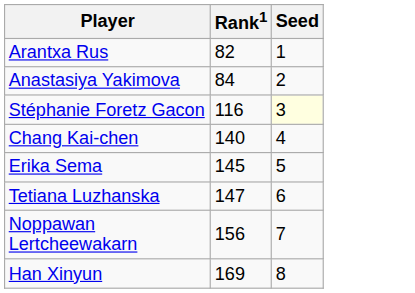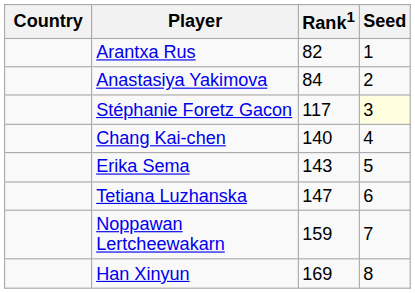+ column: (48, 21)
(229, 109) 116 -> (317, 109) 117
(230, 167) 145 -> (317, 167) 143
(230, 234) 156 -> (317, 234) 159
